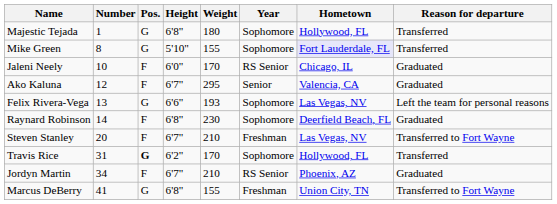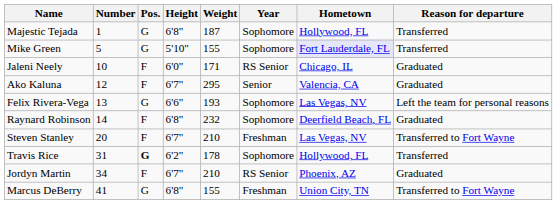(211, 31) 180 -> (211, 31) 187
(99, 48) 8 -> (99, 48) 5
(211, 66) 170 -> (211, 66) 171
(211, 119) 230 -> (211, 119) 232
(211, 155) 170 -> (211, 155) 178
